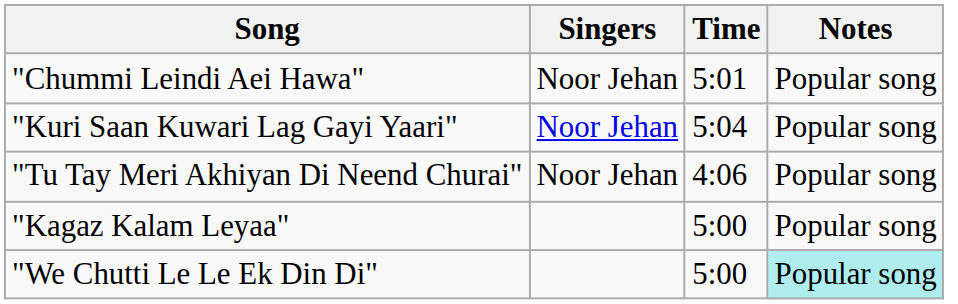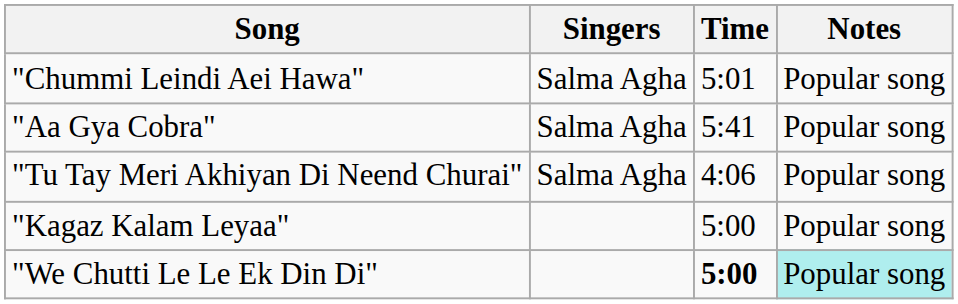(607, 77) Noor Jehan -> (612, 77) Salma Agha
- row: (235, 126)
+ row: (114, 126)
(607, 175) Noor Jehan -> (612, 175) Salma Agha
(720, 273) normal -> (729, 273) bold
